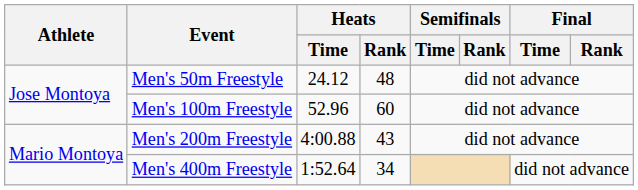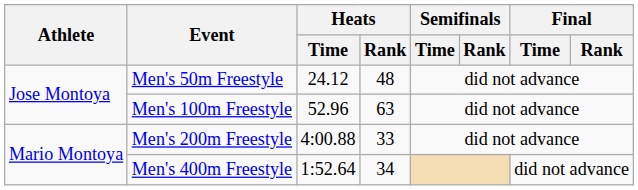(385, 109) 60 -> (385, 109) 63
(385, 139) 43 -> (385, 139) 33
